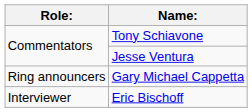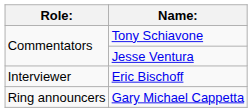rows swapped: (148, 97) <-> (178, 77)
